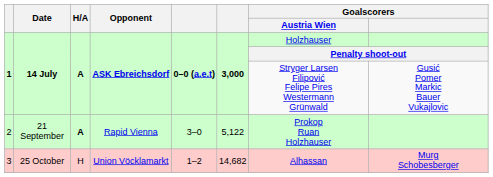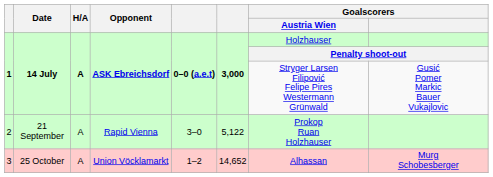(80, 131) bold -> (80, 131) normal
(80, 160) H -> (80, 160) A
(233, 160) 14,682 -> (233, 160) 14,652
